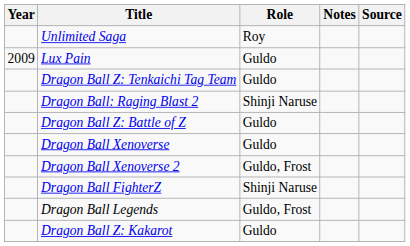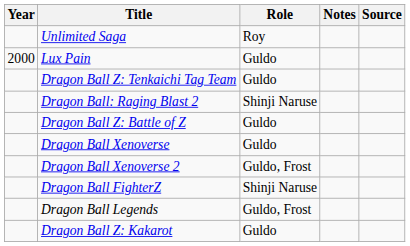(21, 58) 2009 -> (21, 58) 2000
